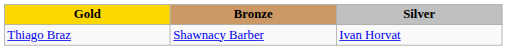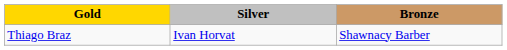columns swapped: (419, 14) <-> (253, 14)
